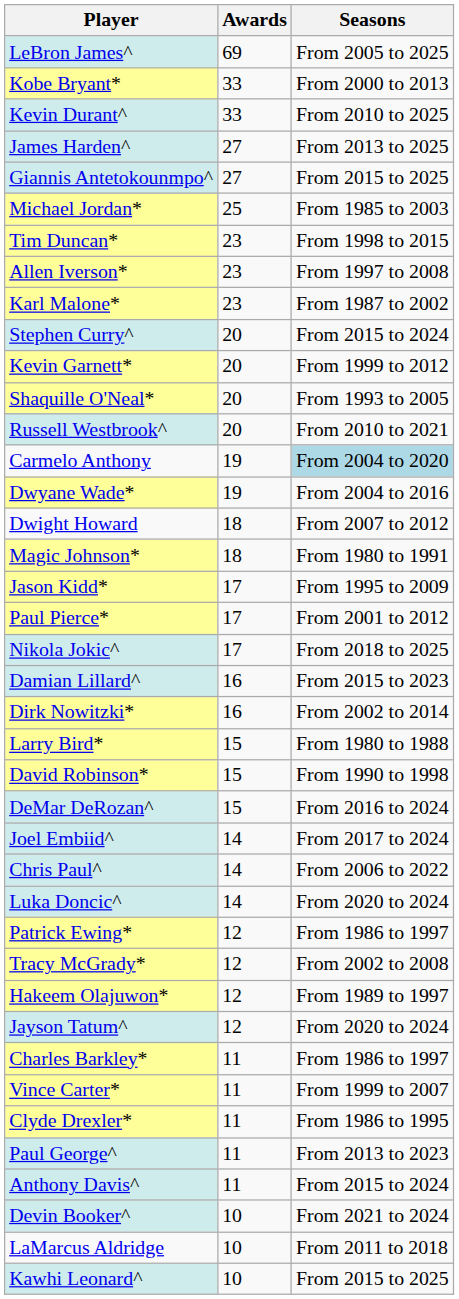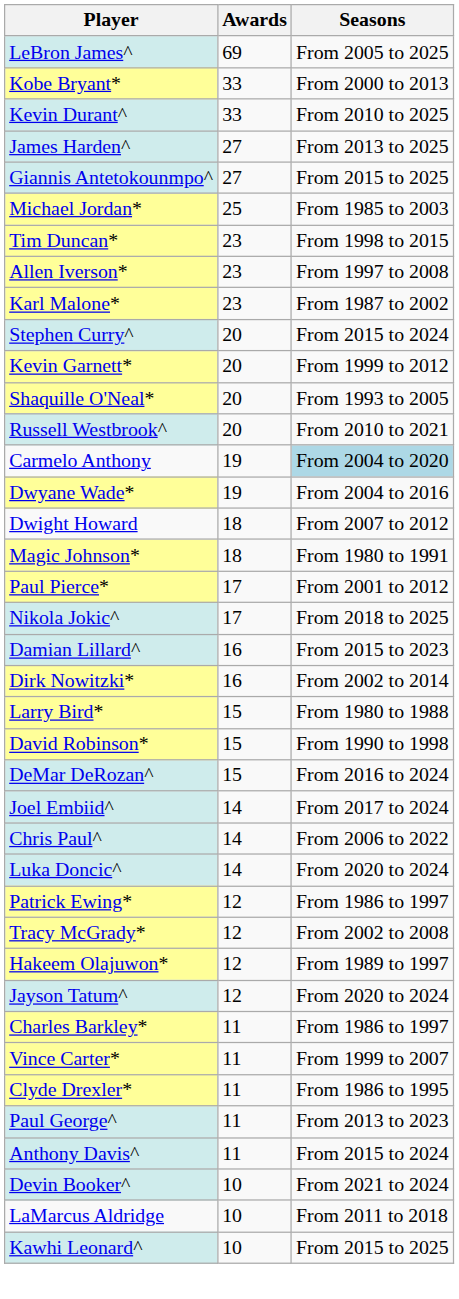- row: (59, 586)
